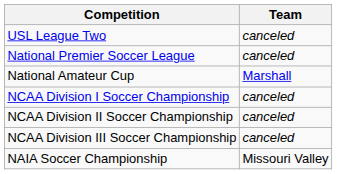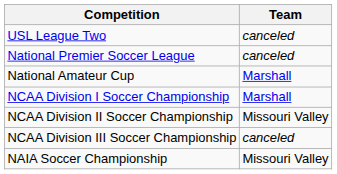(268, 96) canceled -> (267, 96) Marshall
(268, 117) canceled -> (286, 117) Missouri Valley
